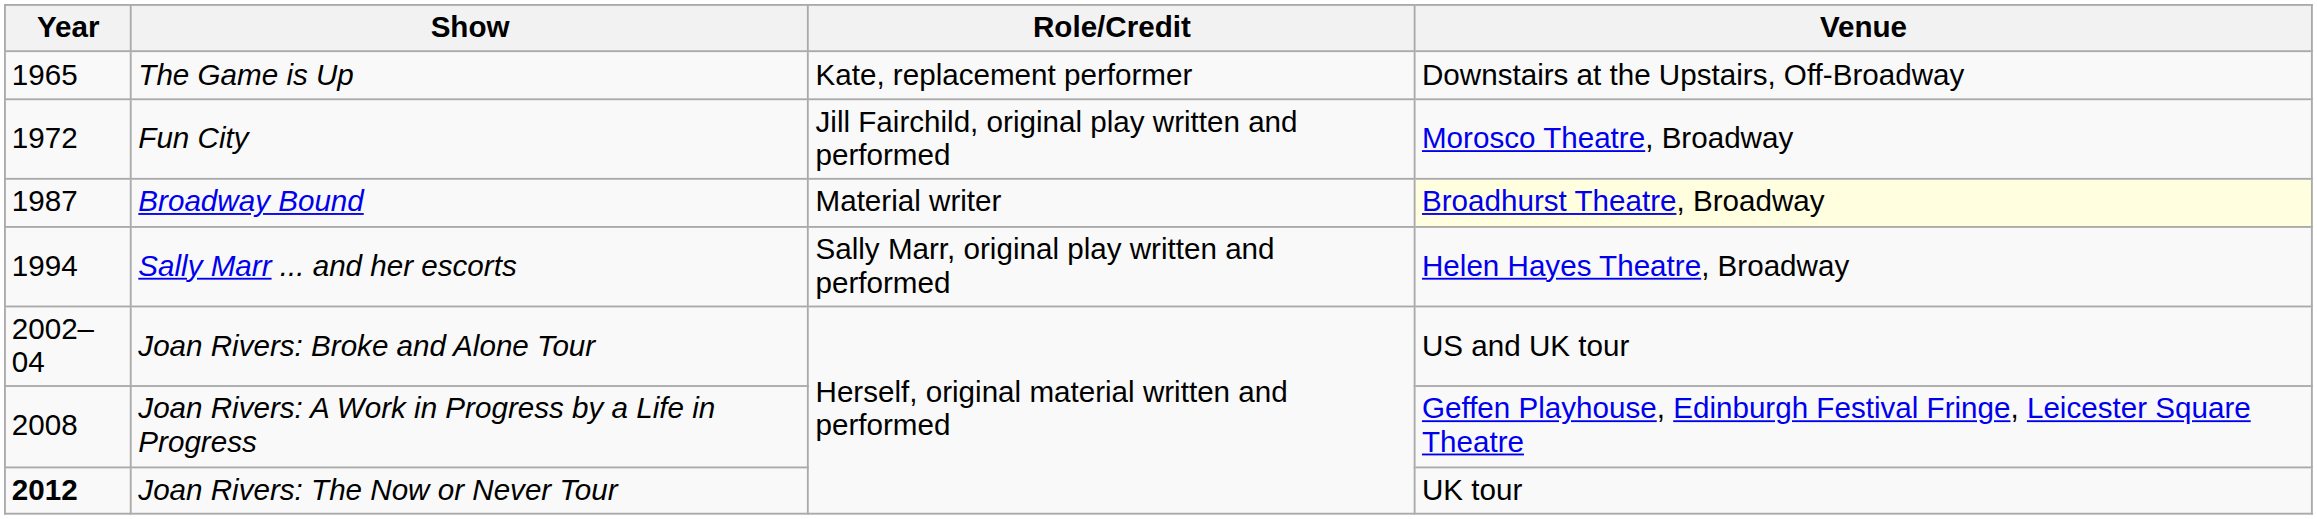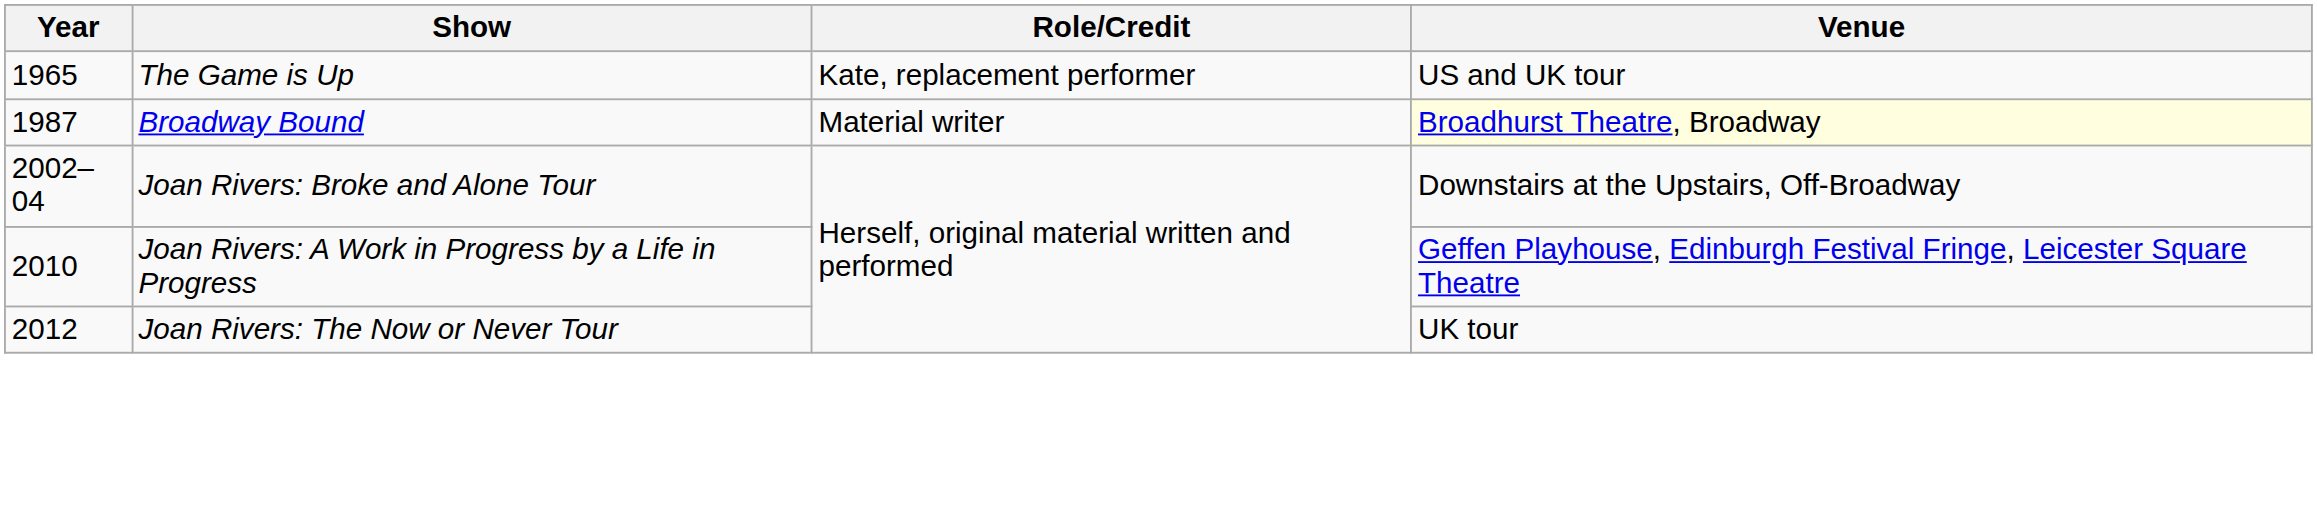(1693, 74) Downstairs at the Upstairs, Off-Broadway -> (1522, 74) US and UK tour
- row: (193, 138)
- row: (328, 265)
(1526, 345) US and UK tour -> (1689, 185) Downstairs at the Upstairs, Off-Broadway
(45, 426) 2008 -> (45, 265) 2010
(45, 489) bold -> (45, 329) normal
